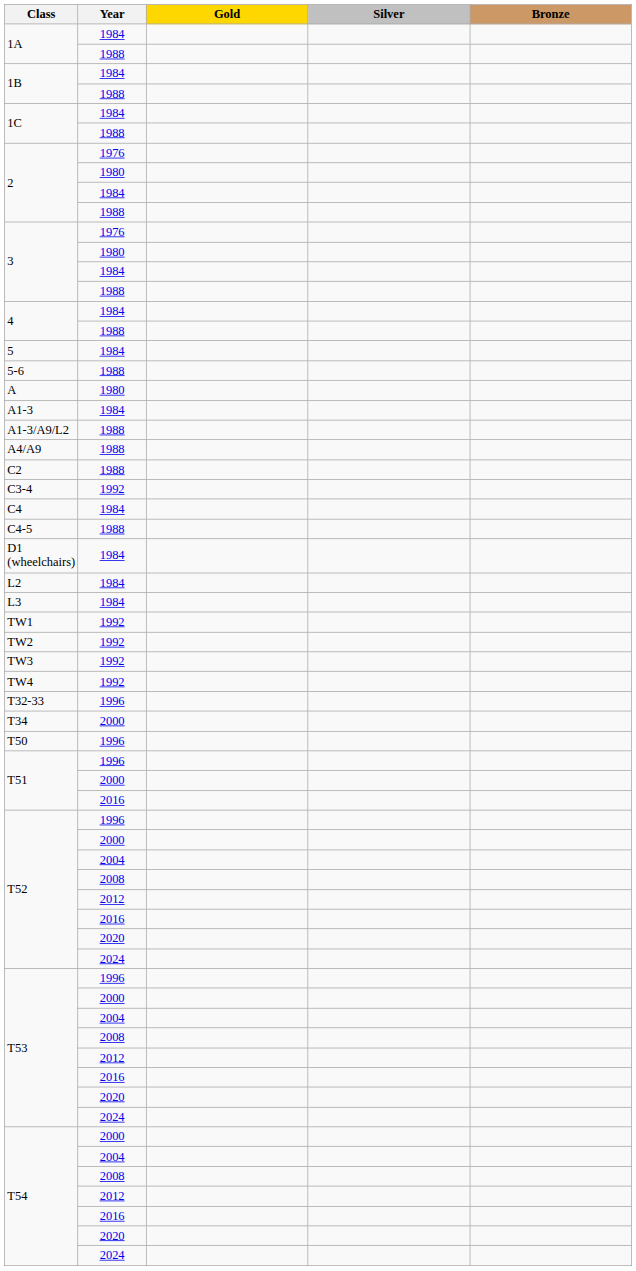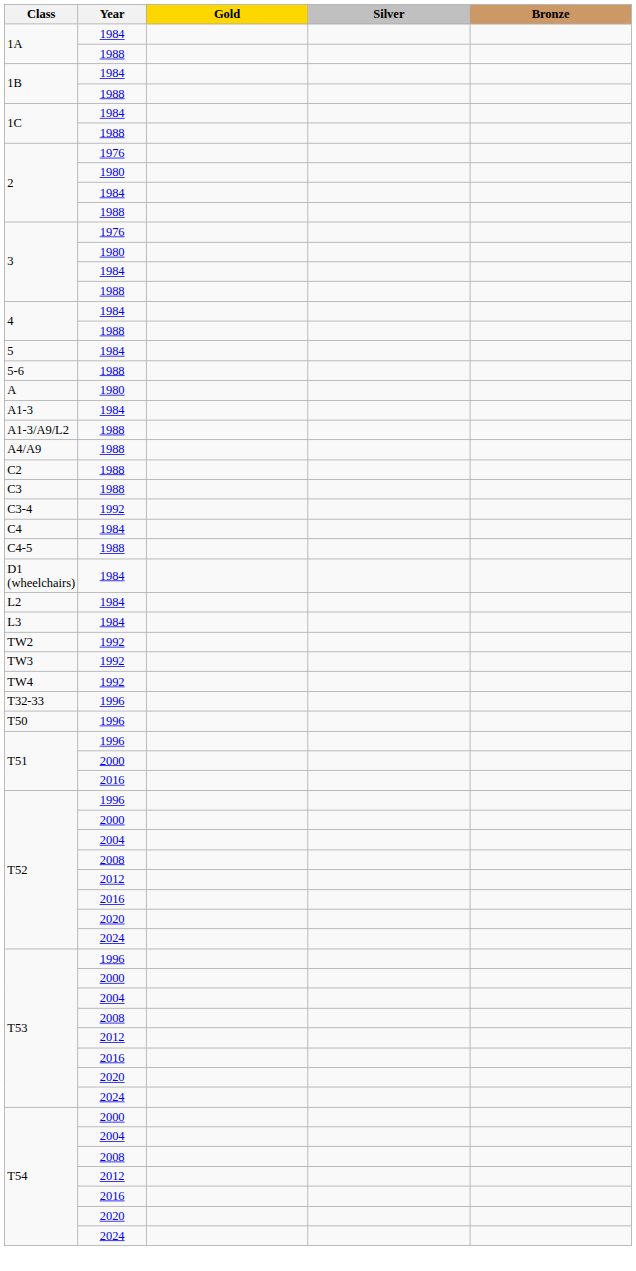+ row: (15, 489)
- row: (20, 622)
- row: (17, 721)
